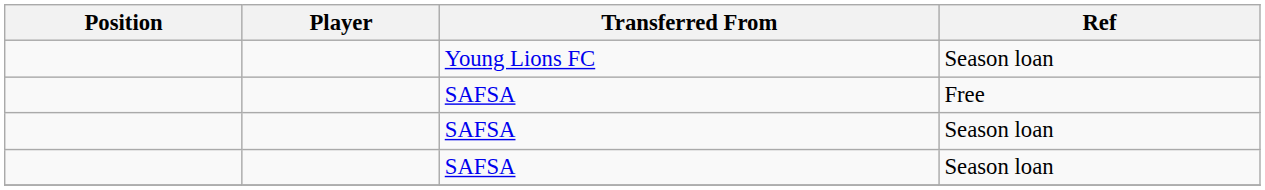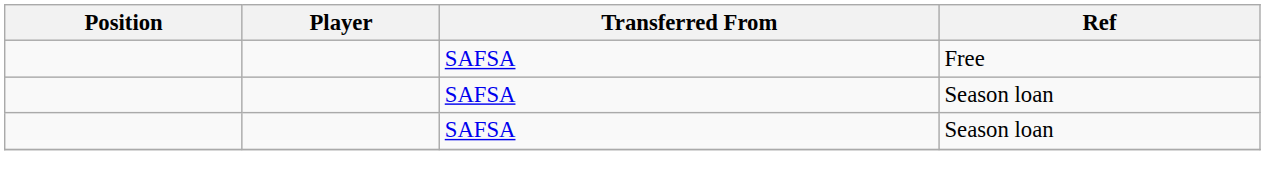- row: (520, 58)
